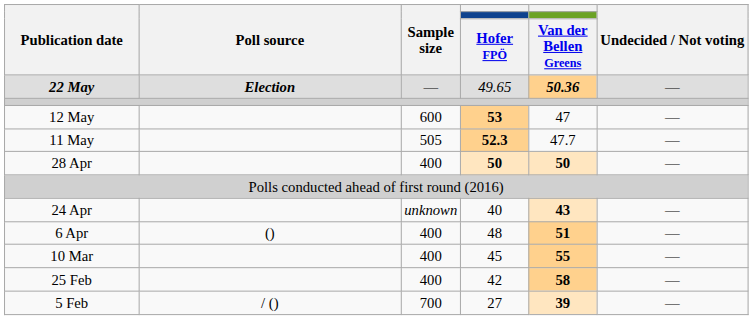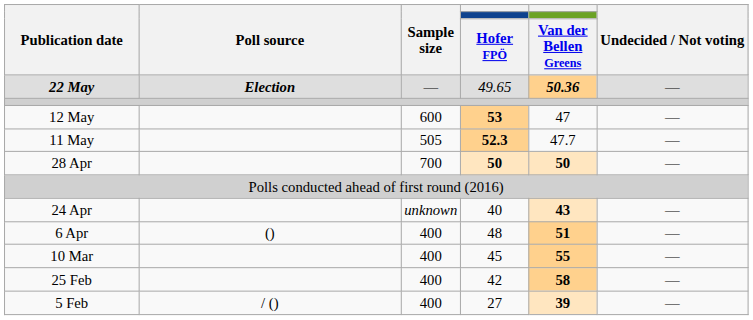(431, 164) 400 -> (431, 164) 700
(431, 303) 700 -> (431, 303) 400
